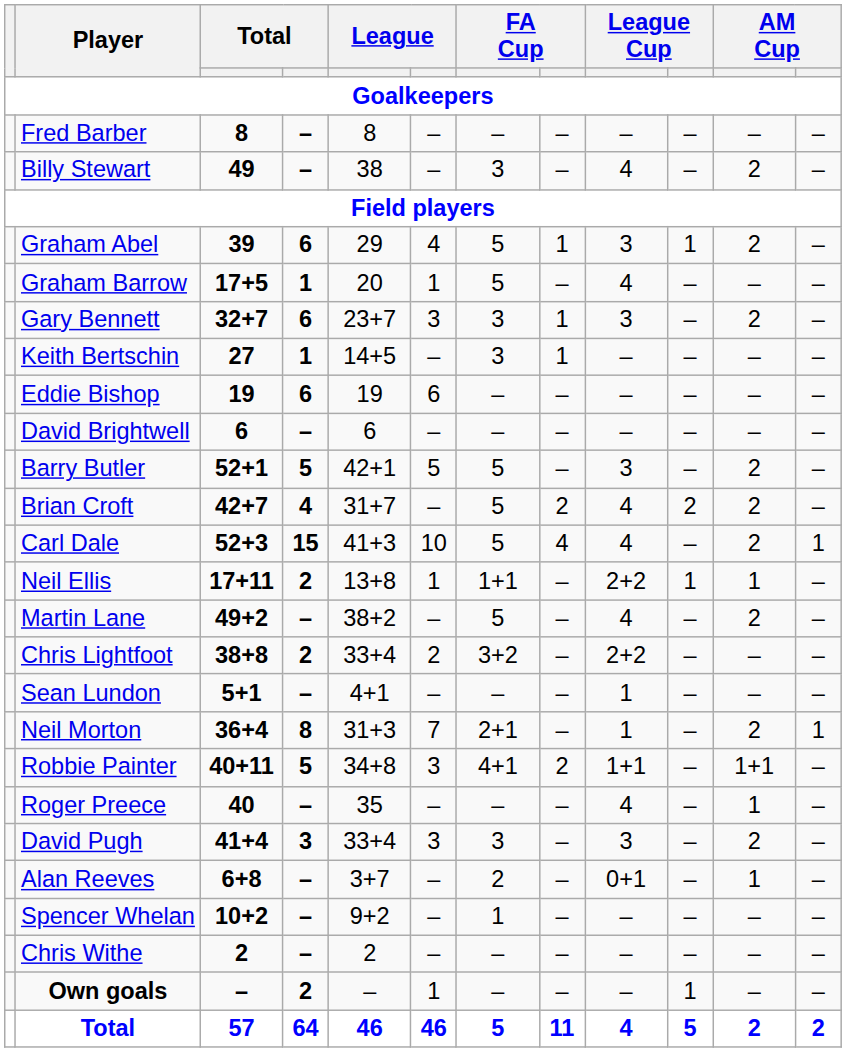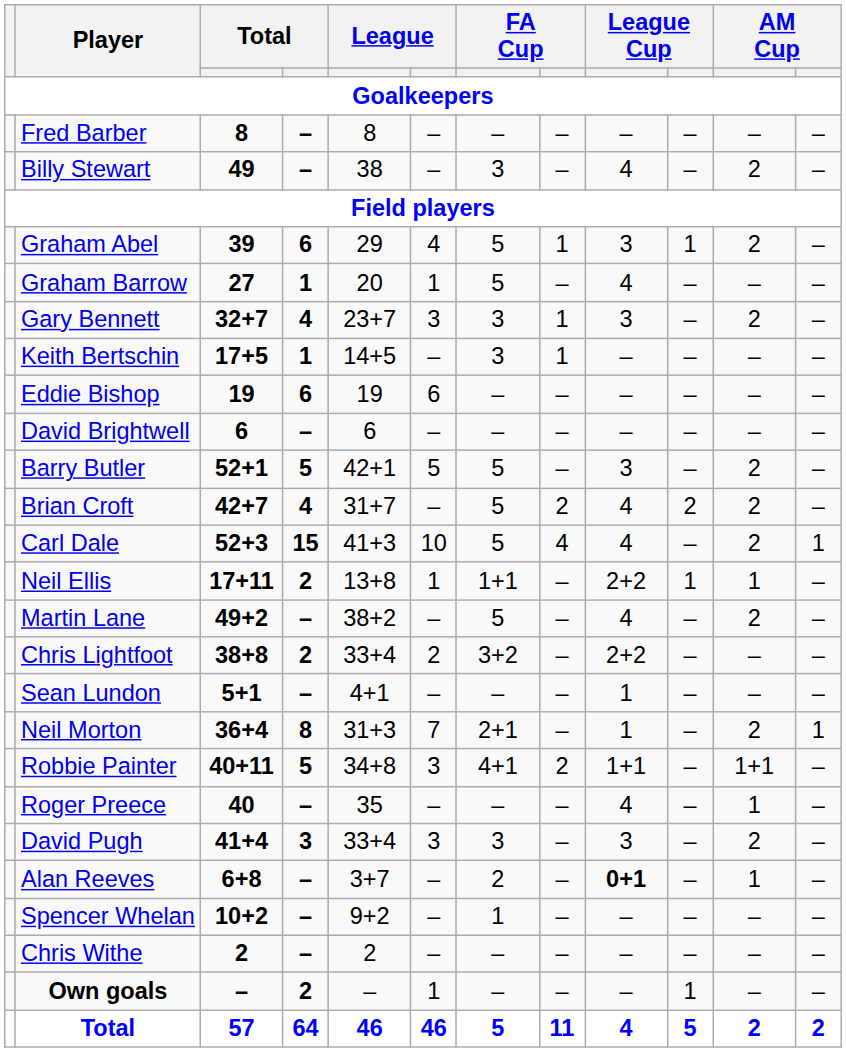(242, 282) 17+5 -> (242, 282) 27
(306, 319) 6 -> (306, 319) 4
(242, 356) 27 -> (242, 356) 17+5
(626, 879) normal -> (626, 879) bold
